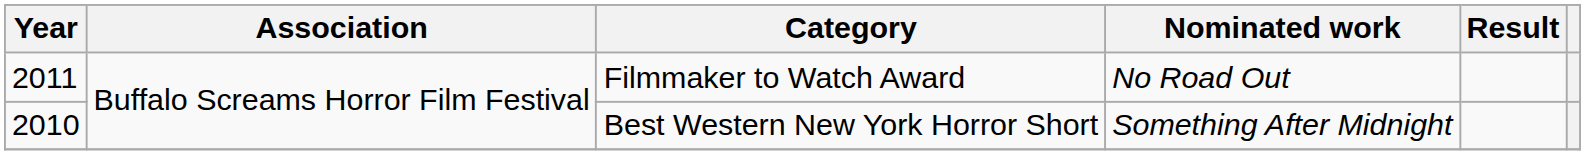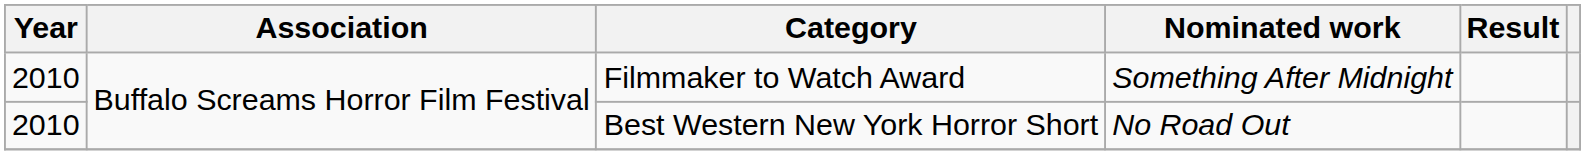(45, 76) 2011 -> (46, 76) 2010
(1201, 76) No Road Out -> (1282, 76) Something After Midnight
(1282, 125) Something After Midnight -> (1201, 125) No Road Out
